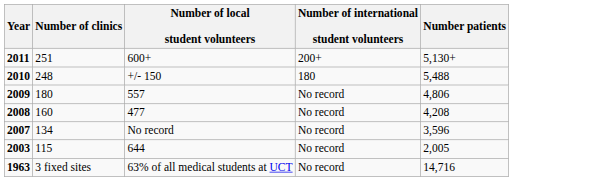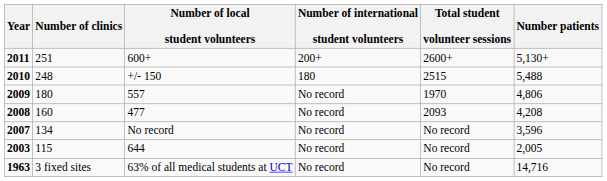+ column: (467, 26)
